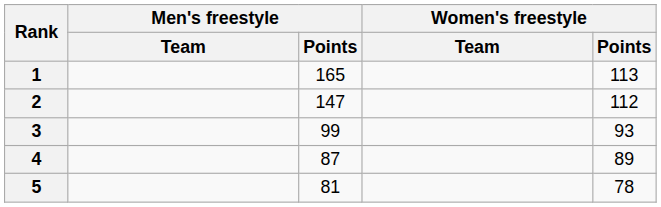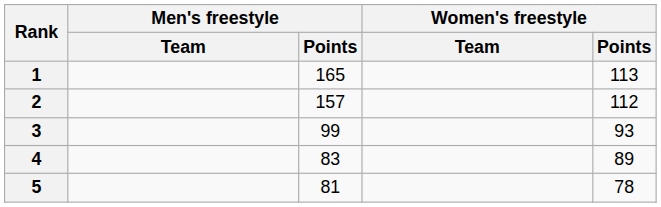(330, 103) 147 -> (330, 103) 157
(330, 159) 87 -> (330, 159) 83
